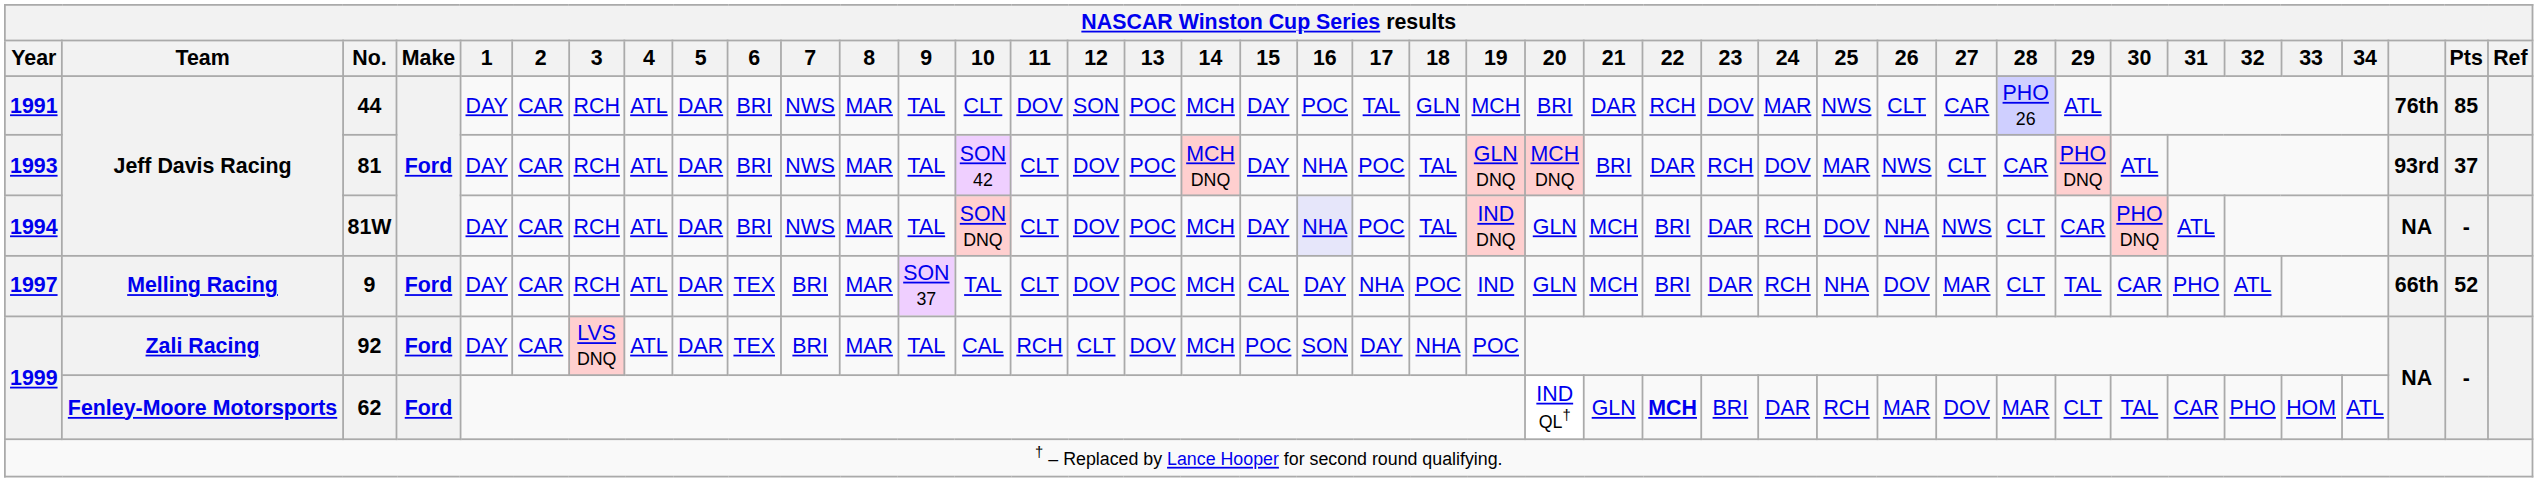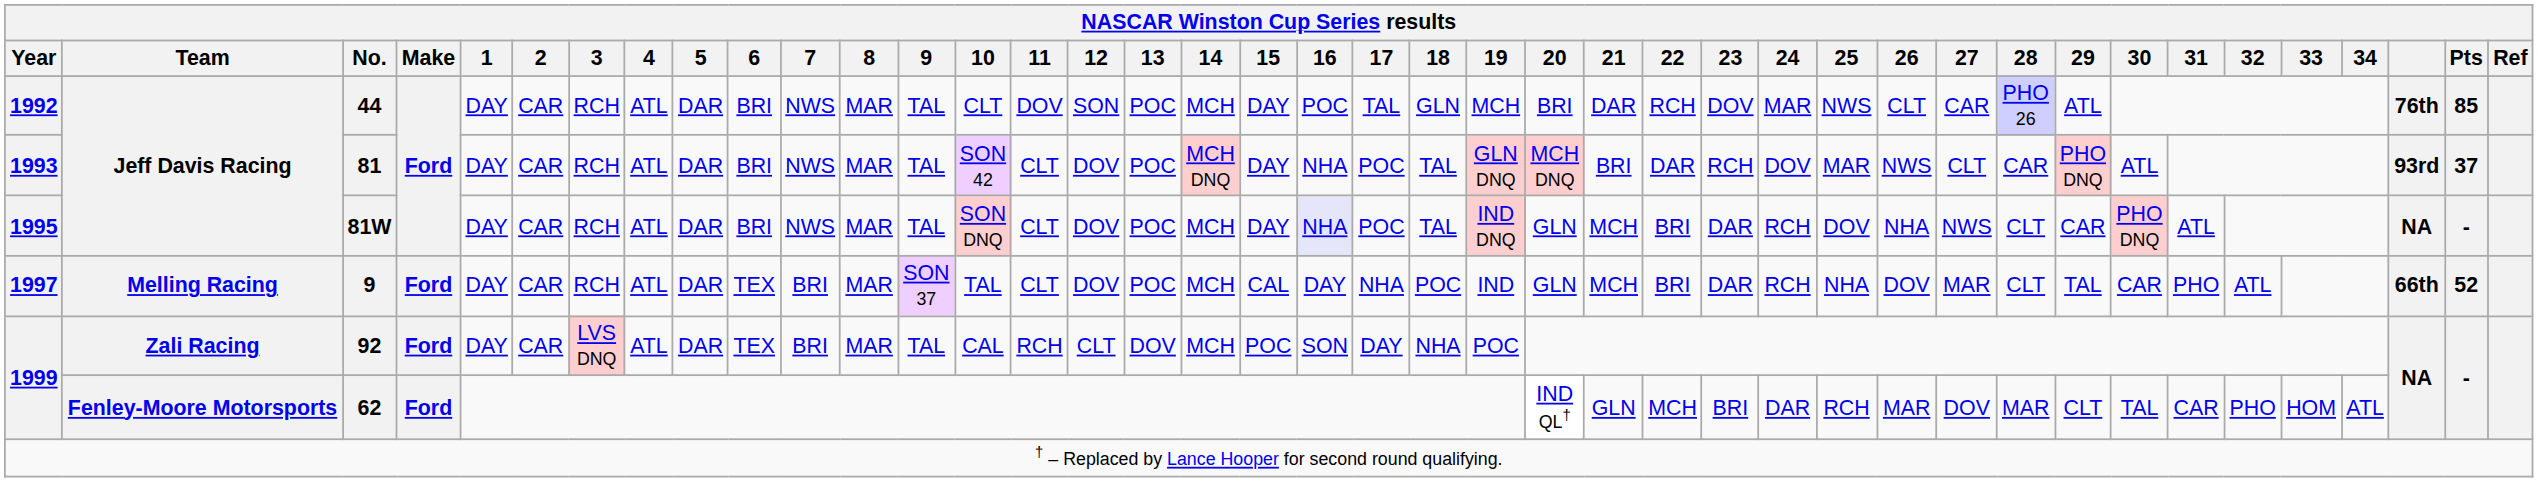(34, 105) 1991 -> (34, 105) 1992
(34, 226) 1994 -> (34, 226) 1995
(1673, 407) bold -> (1673, 407) normal
